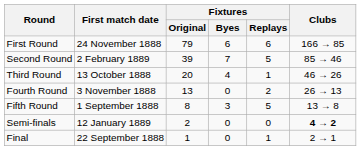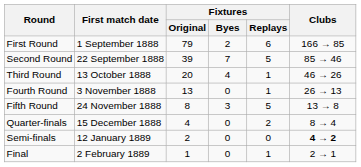(119, 43) 24 November 1888 -> (118, 43) 1 September 1888
(228, 43) 6 -> (228, 43) 2
(113, 59) 2 February 1889 -> (120, 59) 22 September 1888
(268, 91) 2 -> (268, 91) 1
(118, 106) 1 September 1888 -> (119, 106) 24 November 1888
+ row: (37, 122)
(120, 138) 22 September 1888 -> (113, 153) 2 February 1889
